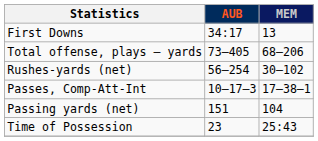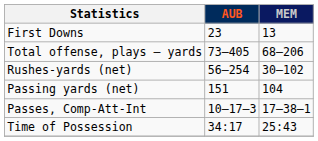(225, 33) 34:17 -> (215, 33) 23
rows swapped: (73, 108) <-> (77, 89)
(215, 127) 23 -> (225, 127) 34:17
